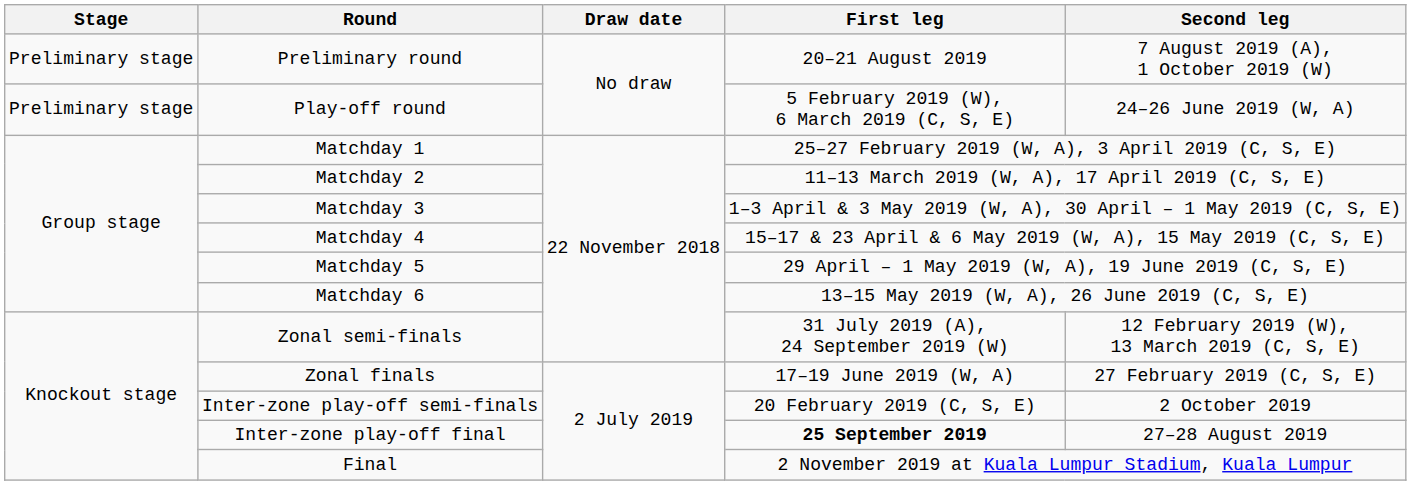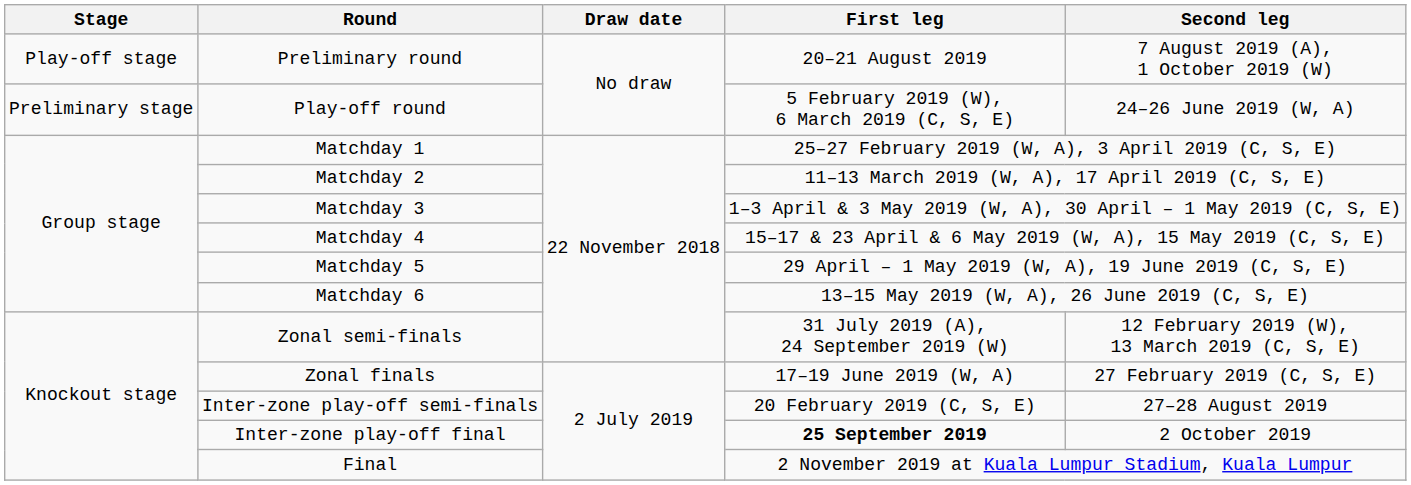(101, 59) Preliminary stage -> (101, 59) Play-off stage
(1235, 406) 2 October 2019 -> (1235, 406) 27–28 August 2019
(1235, 435) 27–28 August 2019 -> (1235, 435) 2 October 2019
